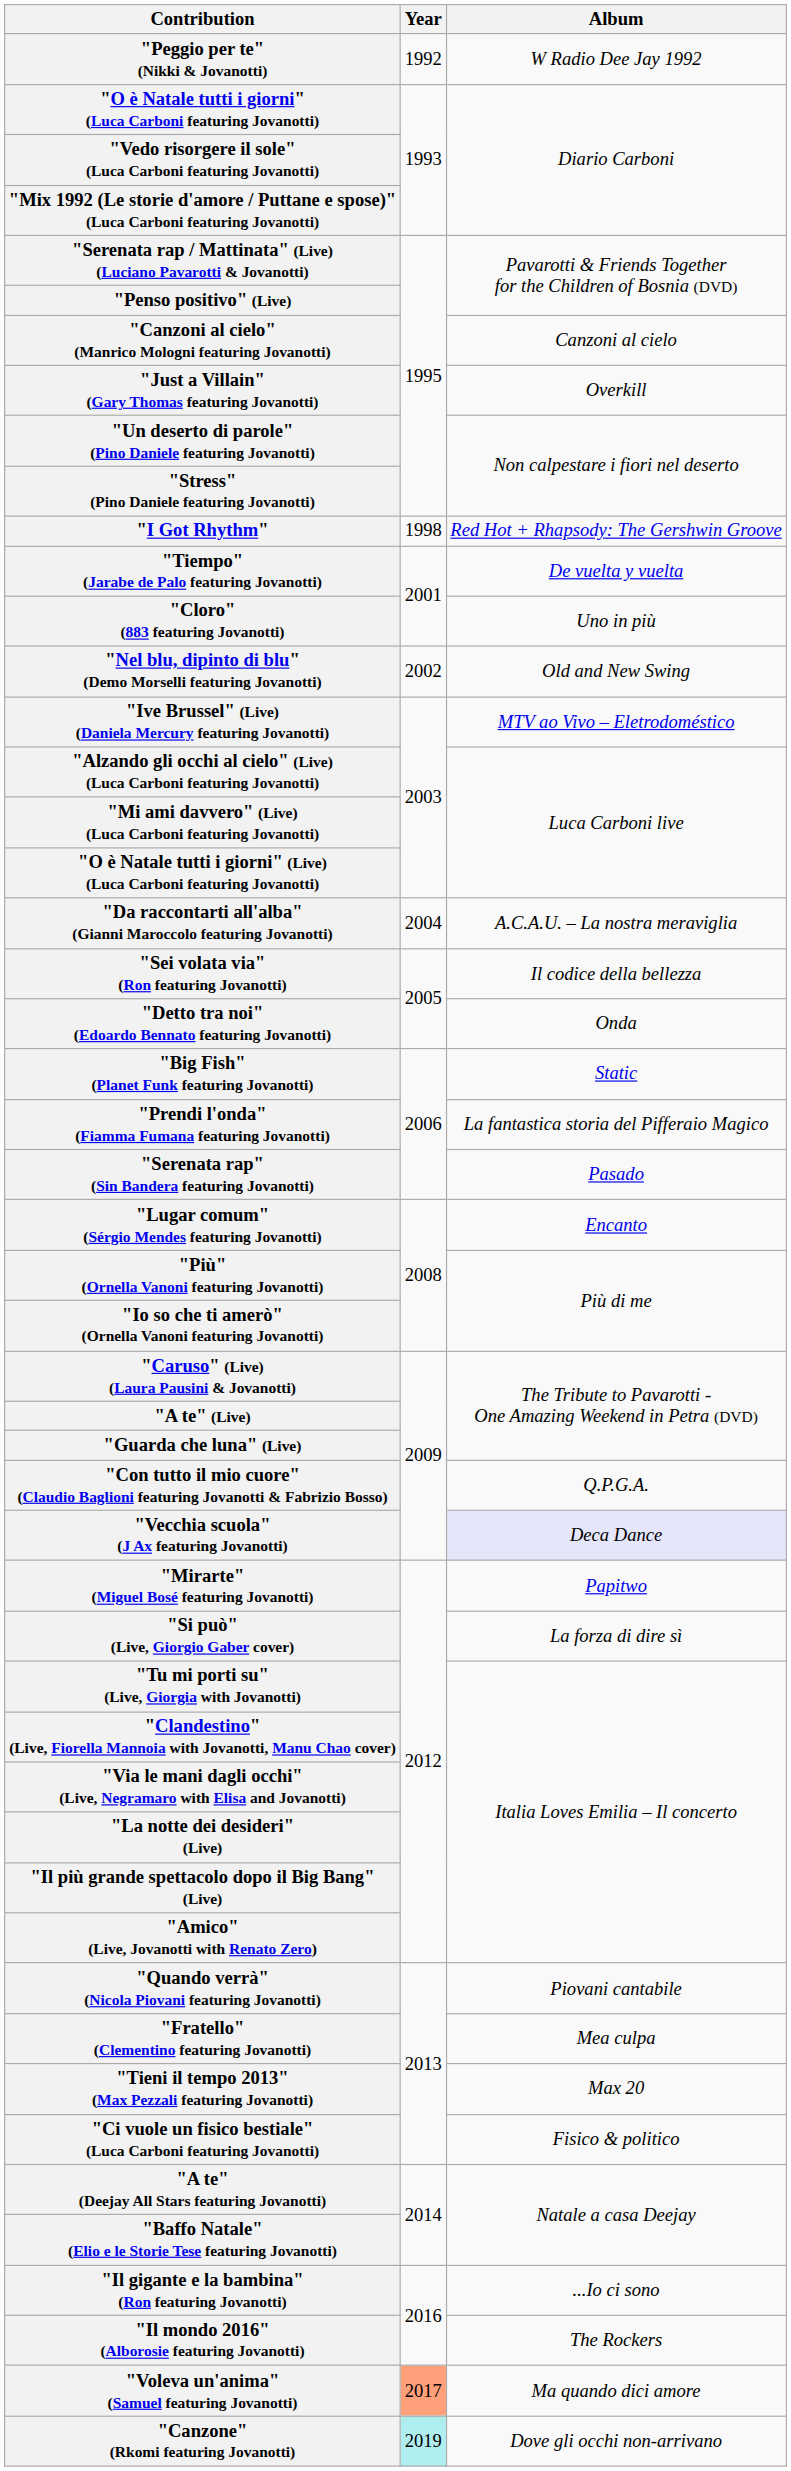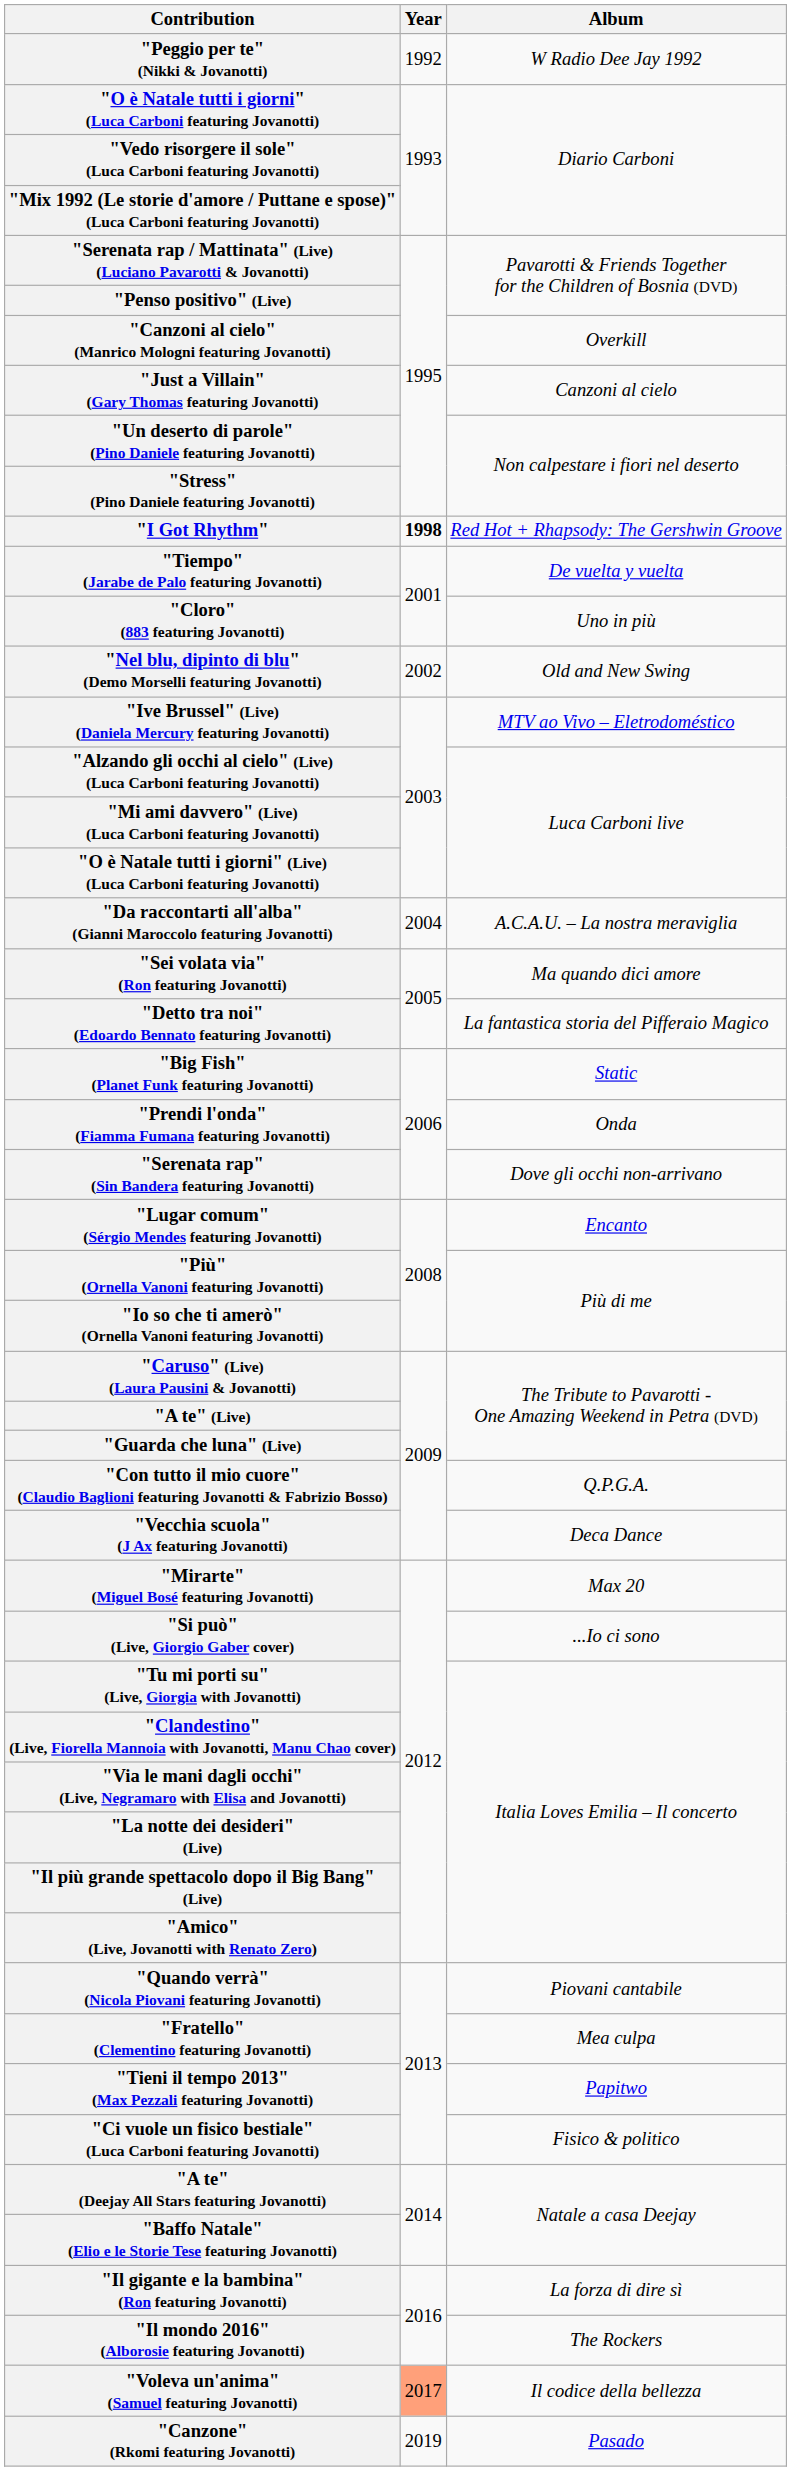(616, 340) Canzoni al cielo -> (616, 340) Overkill
(616, 390) Overkill -> (616, 390) Canzoni al cielo
(423, 530) normal -> (423, 530) bold
(616, 973) Il codice della bellezza -> (616, 973) Ma quando dici amore
(616, 1023) Onda -> (616, 1023) La fantastica storia del Pifferaio Magico
(616, 1124) La fantastica storia del Pifferaio Magico -> (616, 1124) Onda
(616, 1174) Pasado -> (616, 1174) Dove gli occhi non-arrivano
(616, 1535) lavender background -> (616, 1535) no background
(616, 1585) Papitwo -> (616, 1585) Max 20
(616, 1635) La forza di dire sì -> (616, 1635) ...Io ci sono
(616, 2088) Max 20 -> (616, 2088) Papitwo
(616, 2290) ...Io ci sono -> (616, 2290) La forza di dire sì
(616, 2390) Ma quando dici amore -> (616, 2390) Il codice della bellezza
(423, 2441) paleturquoise background -> (423, 2441) no background
(616, 2441) Dove gli occhi non-arrivano -> (616, 2441) Pasado
